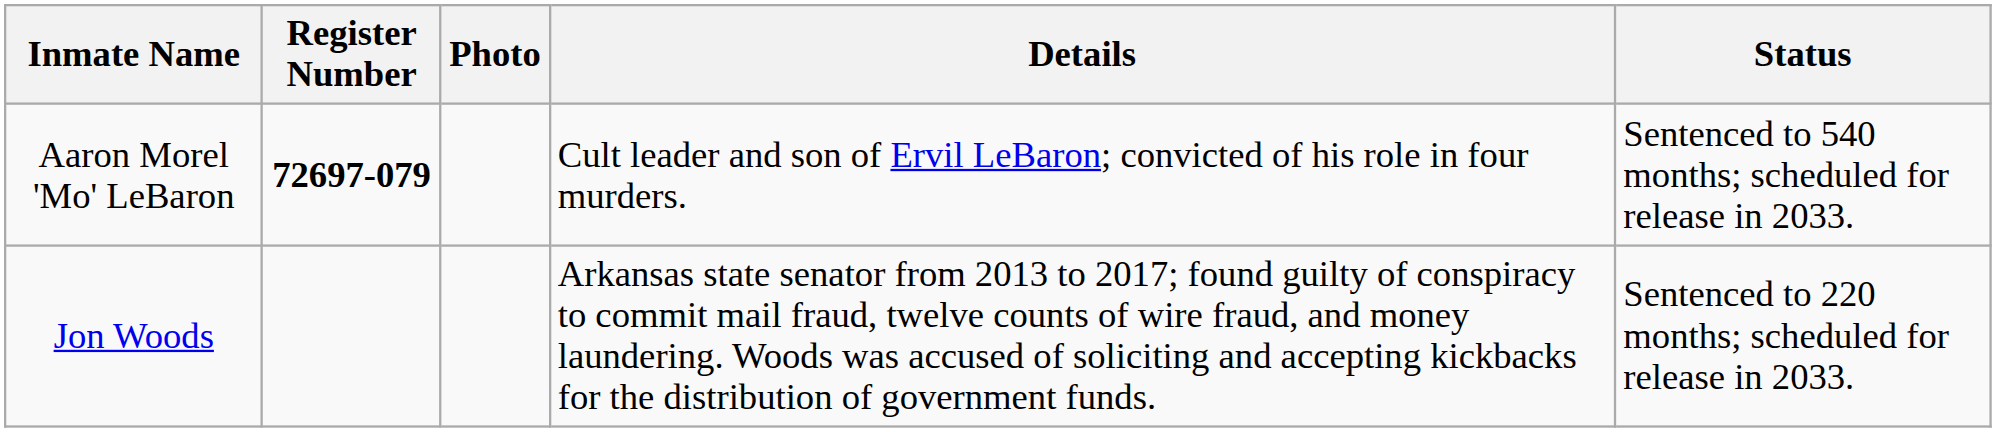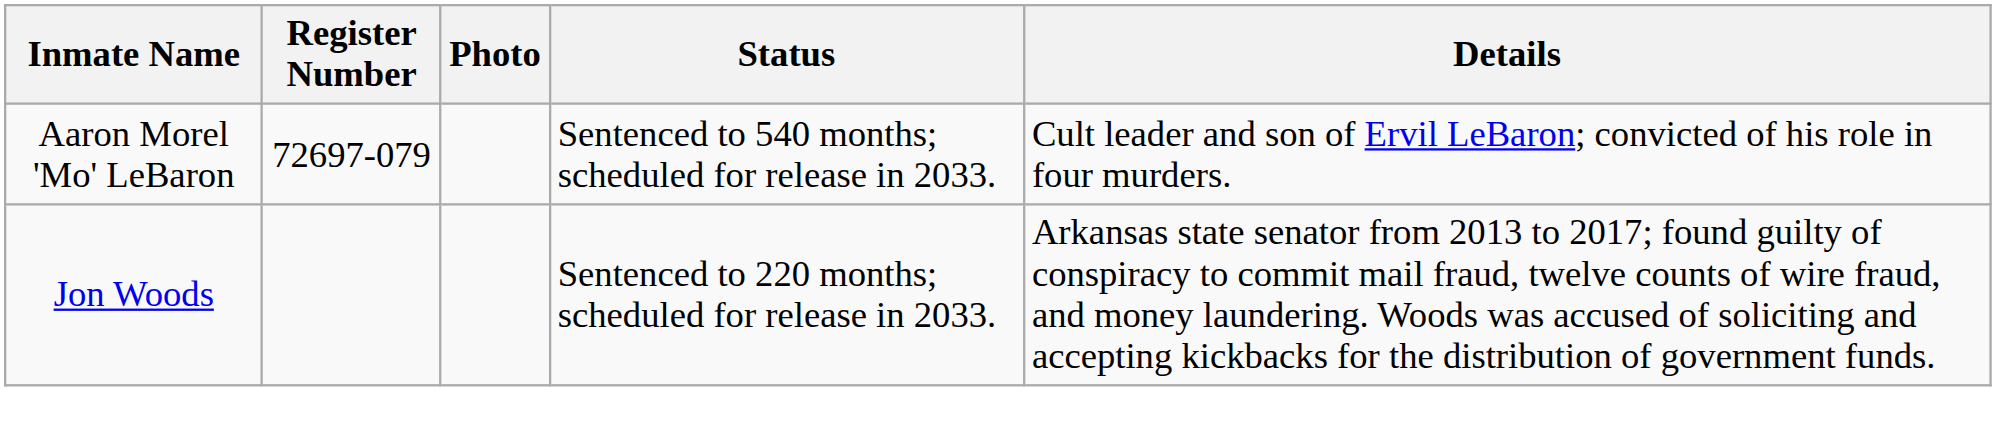columns swapped: (1803, 54) <-> (1082, 54)
(352, 174) bold -> (352, 153) normal
